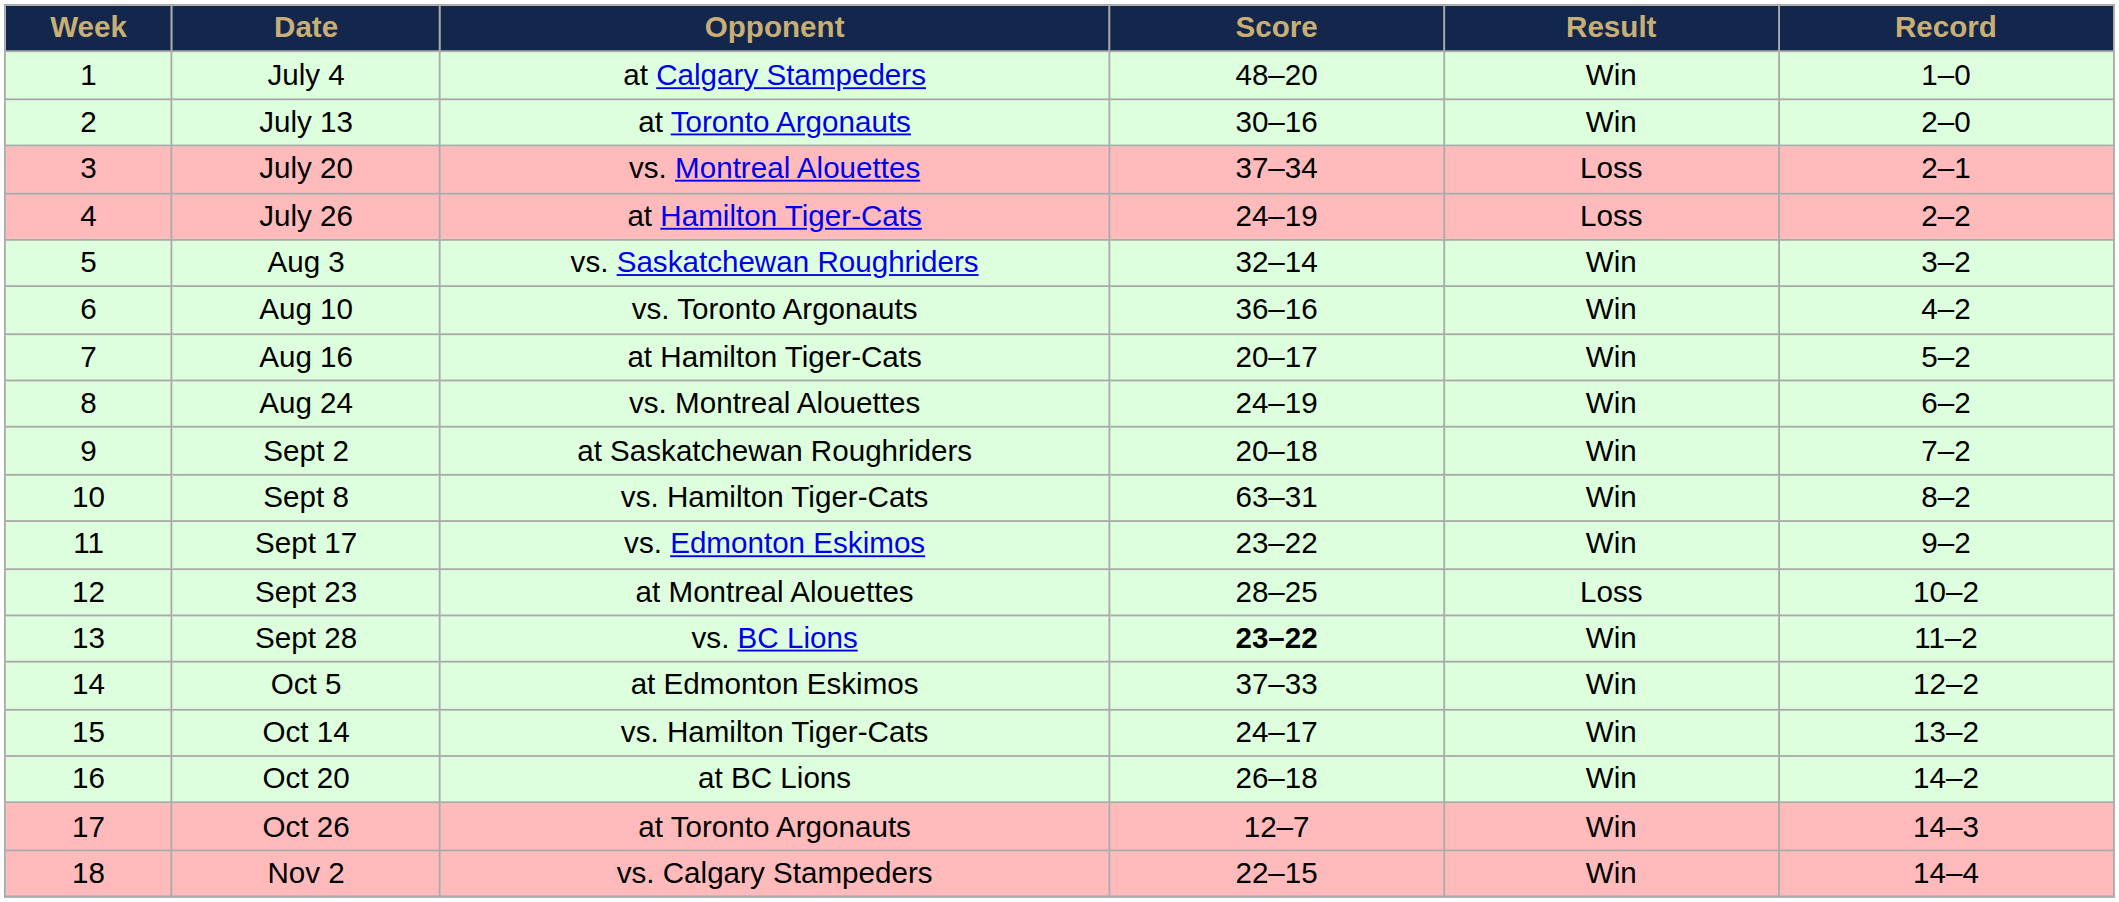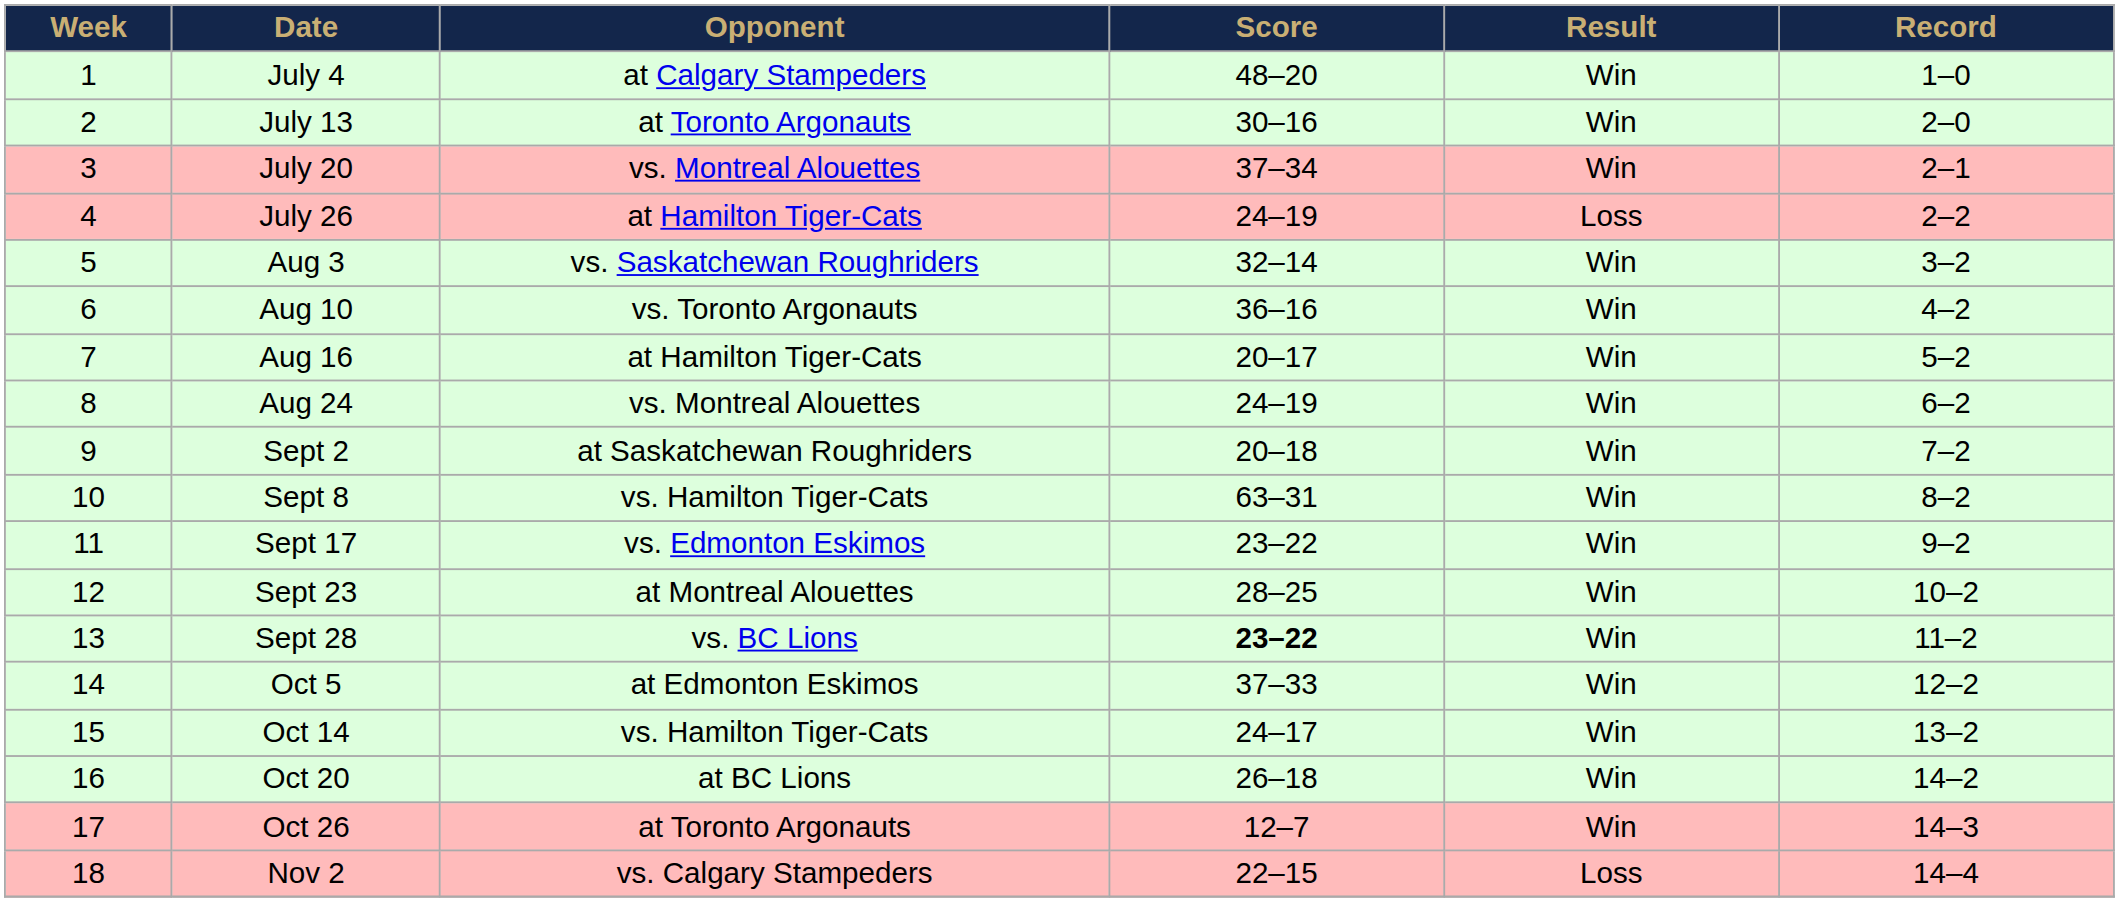(1611, 168) Loss -> (1611, 168) Win
(1611, 591) Loss -> (1611, 591) Win
(1611, 872) Win -> (1611, 872) Loss
